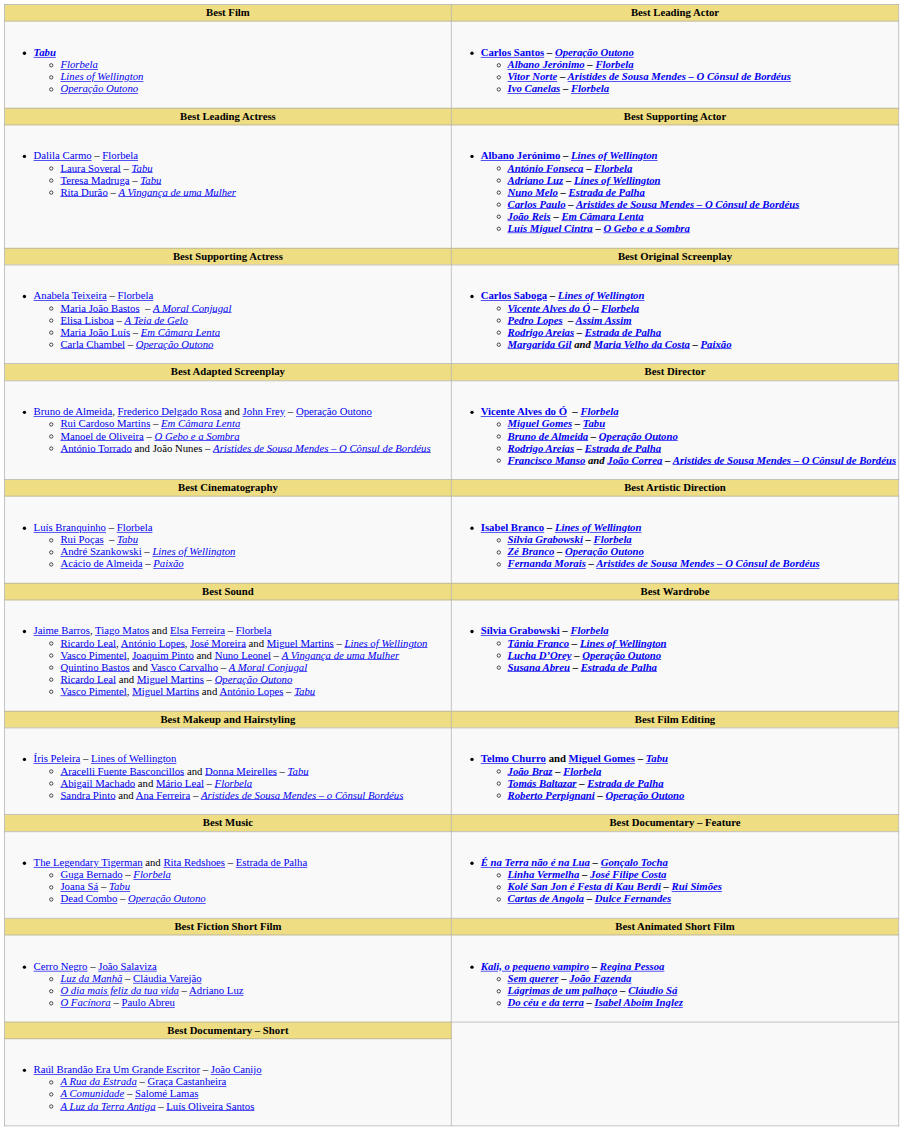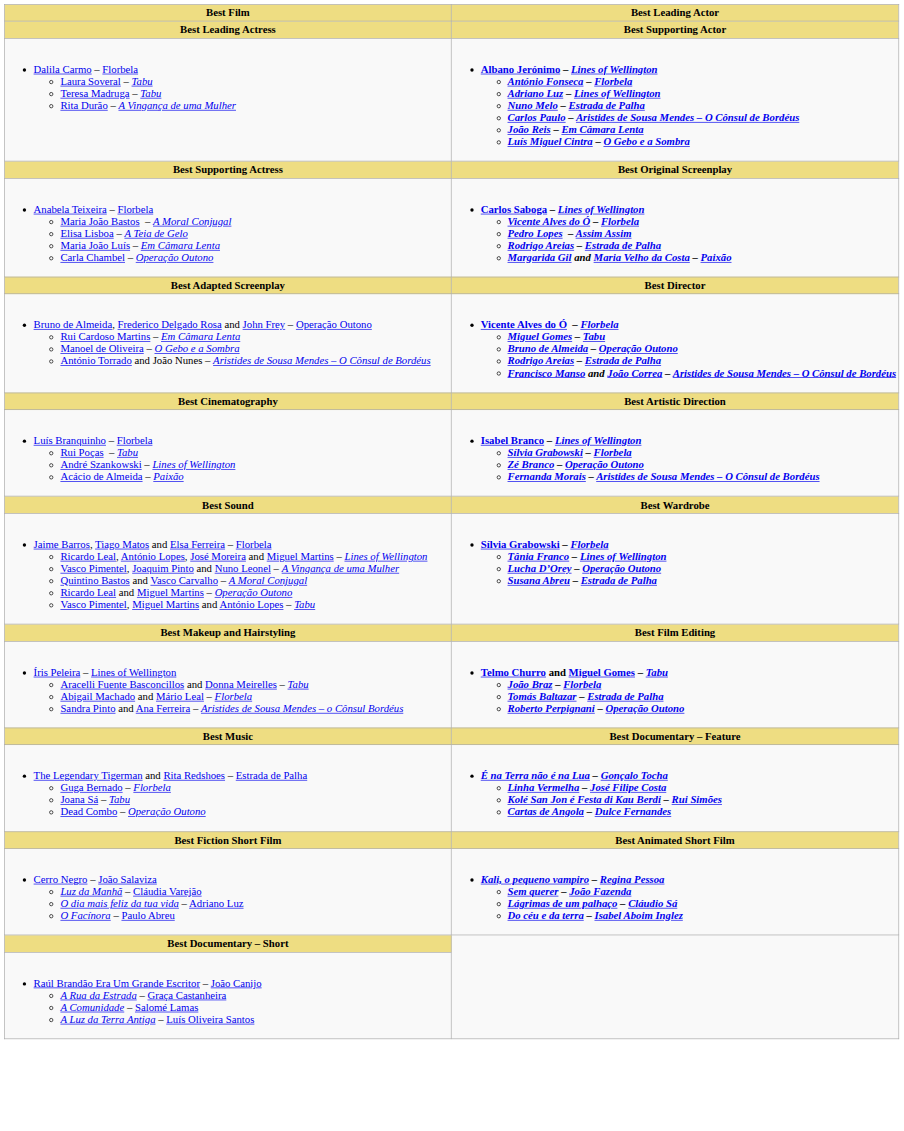- row: (228, 71)
